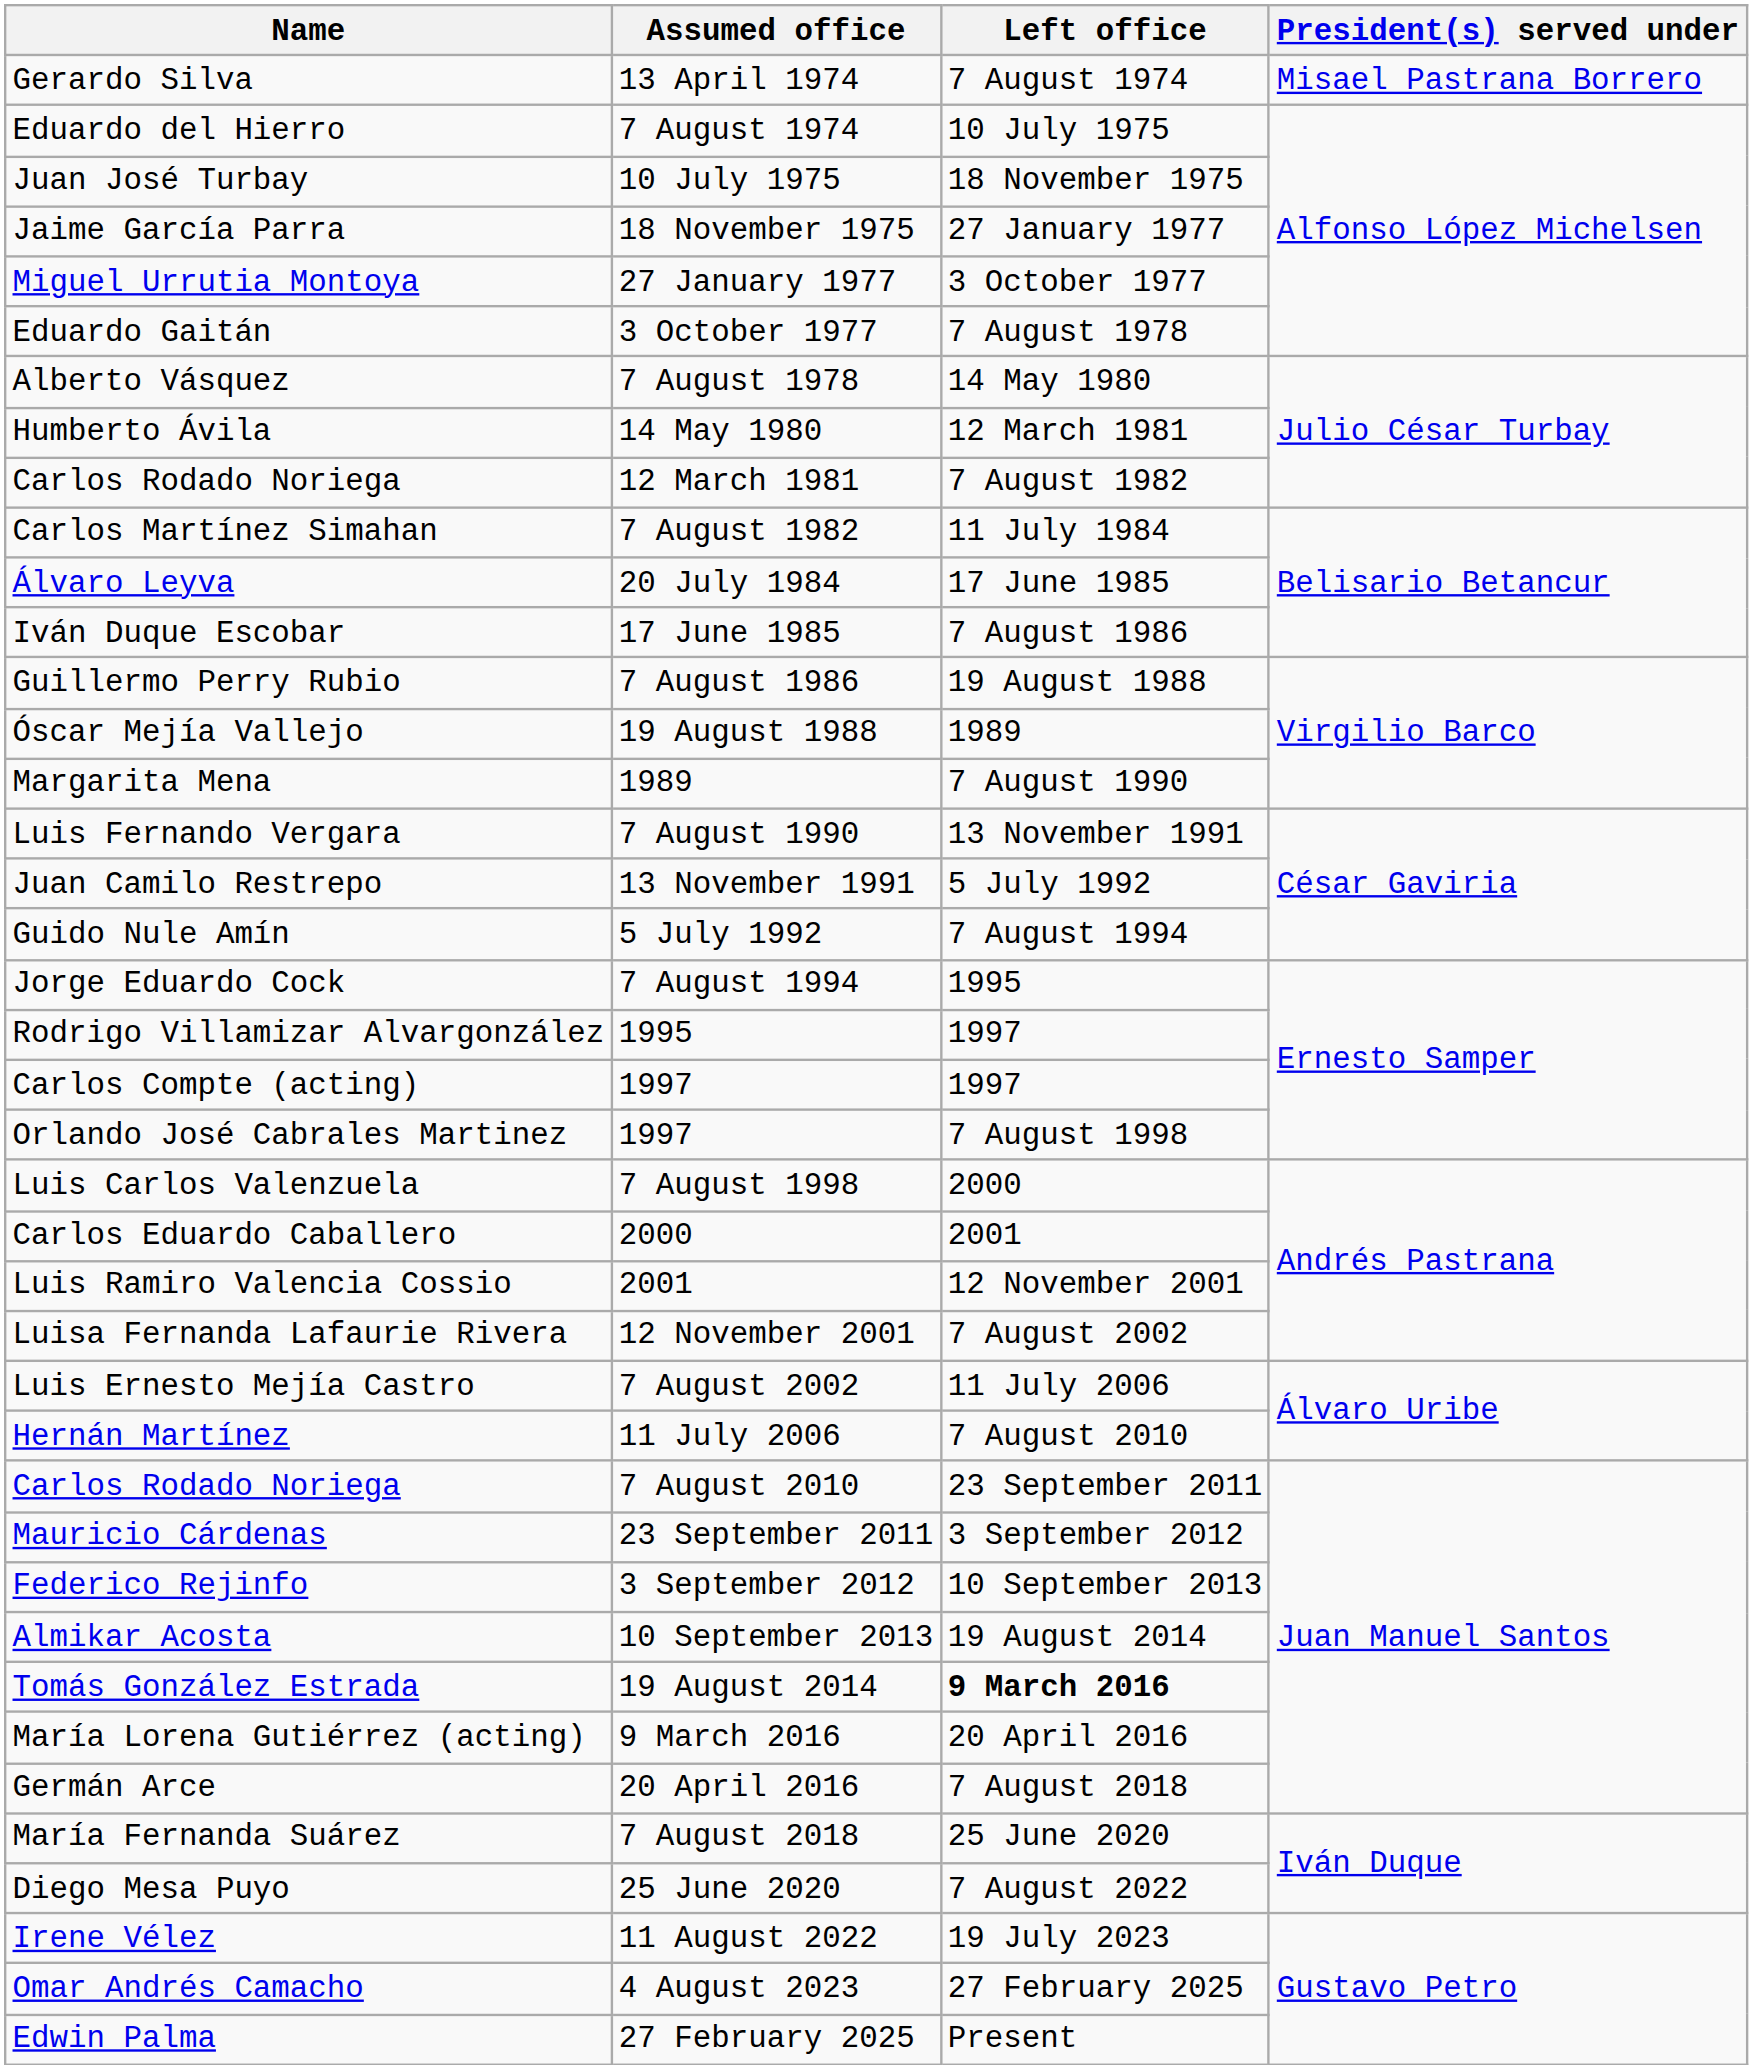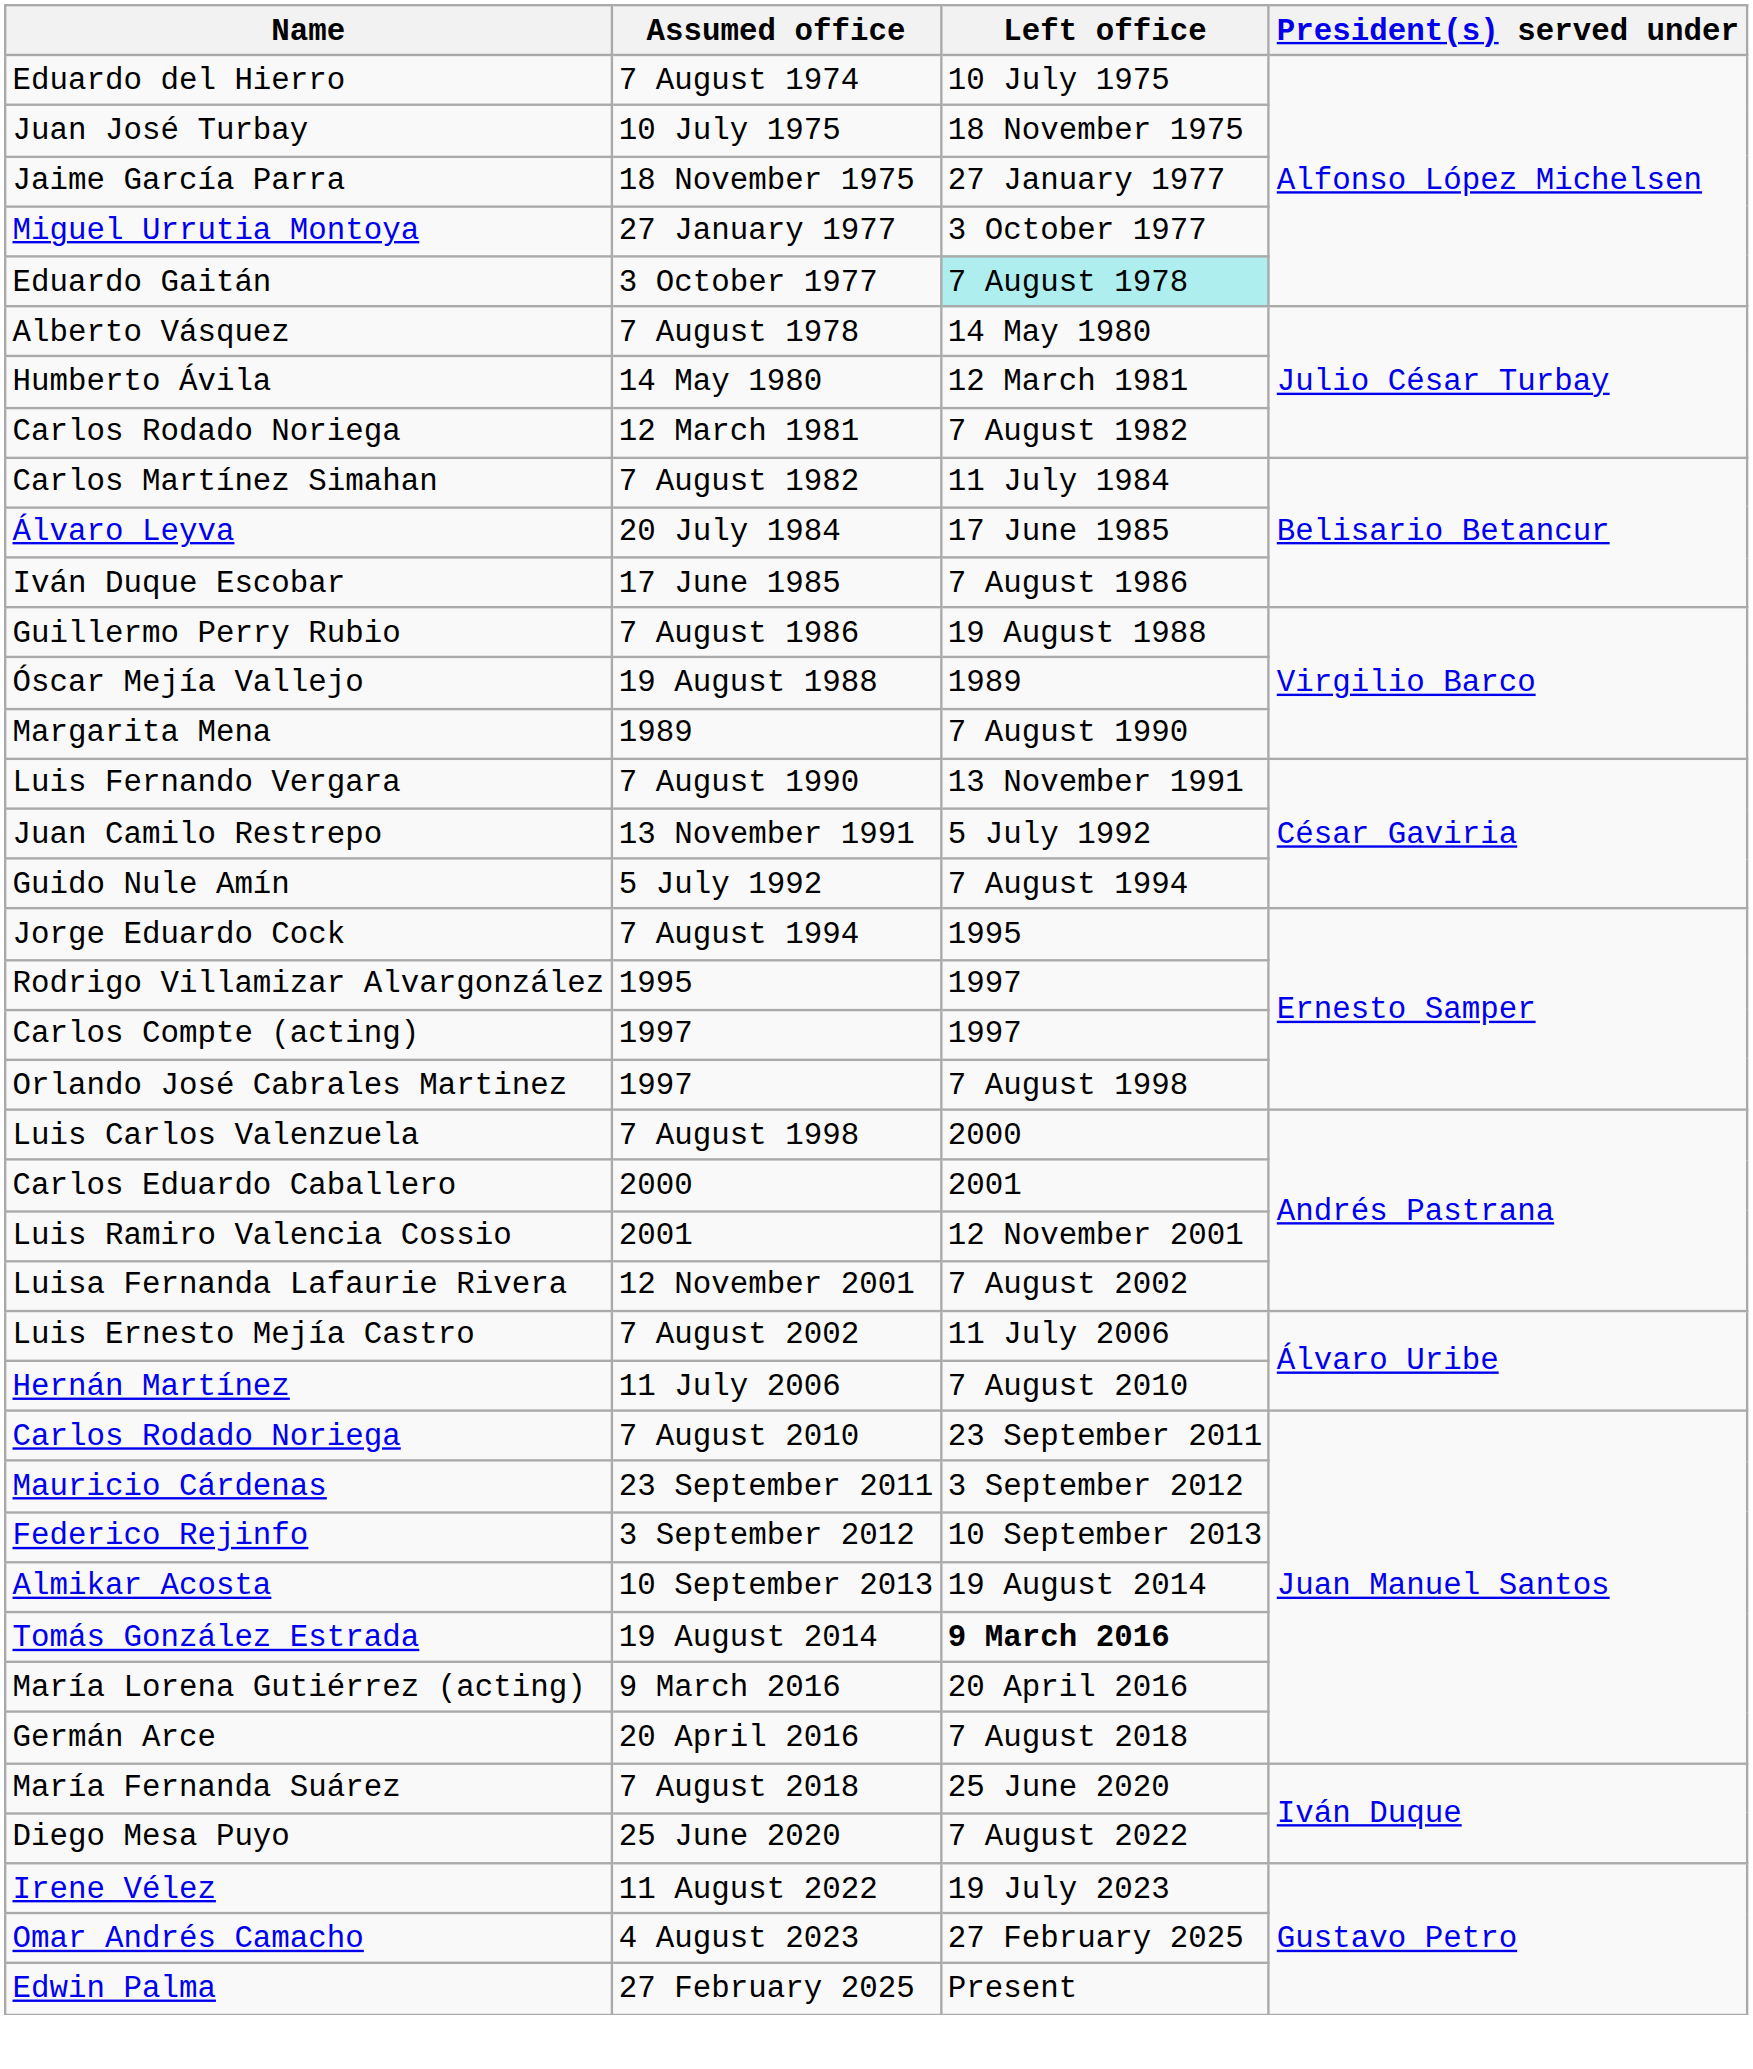- row: (133, 81)
(1068, 332) no background -> (1068, 281) paleturquoise background
